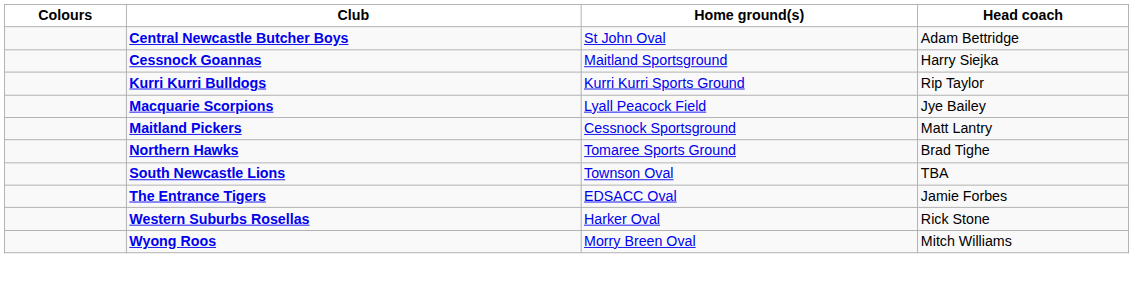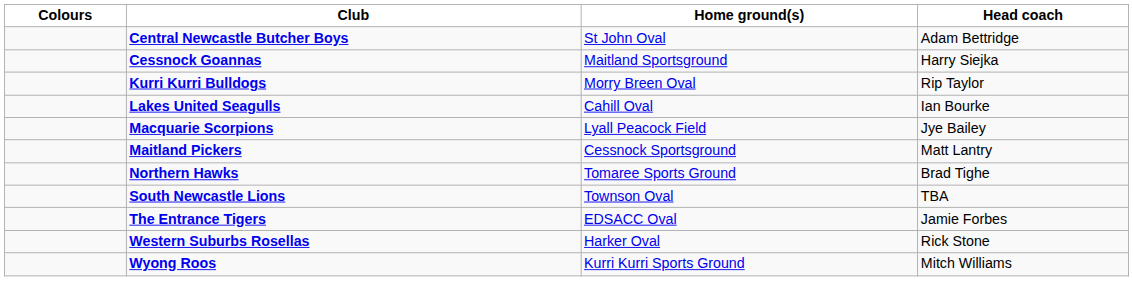(664, 83) Kurri Kurri Sports Ground -> (640, 83) Morry Breen Oval
+ row: (205, 106)
(640, 241) Morry Breen Oval -> (664, 264) Kurri Kurri Sports Ground
